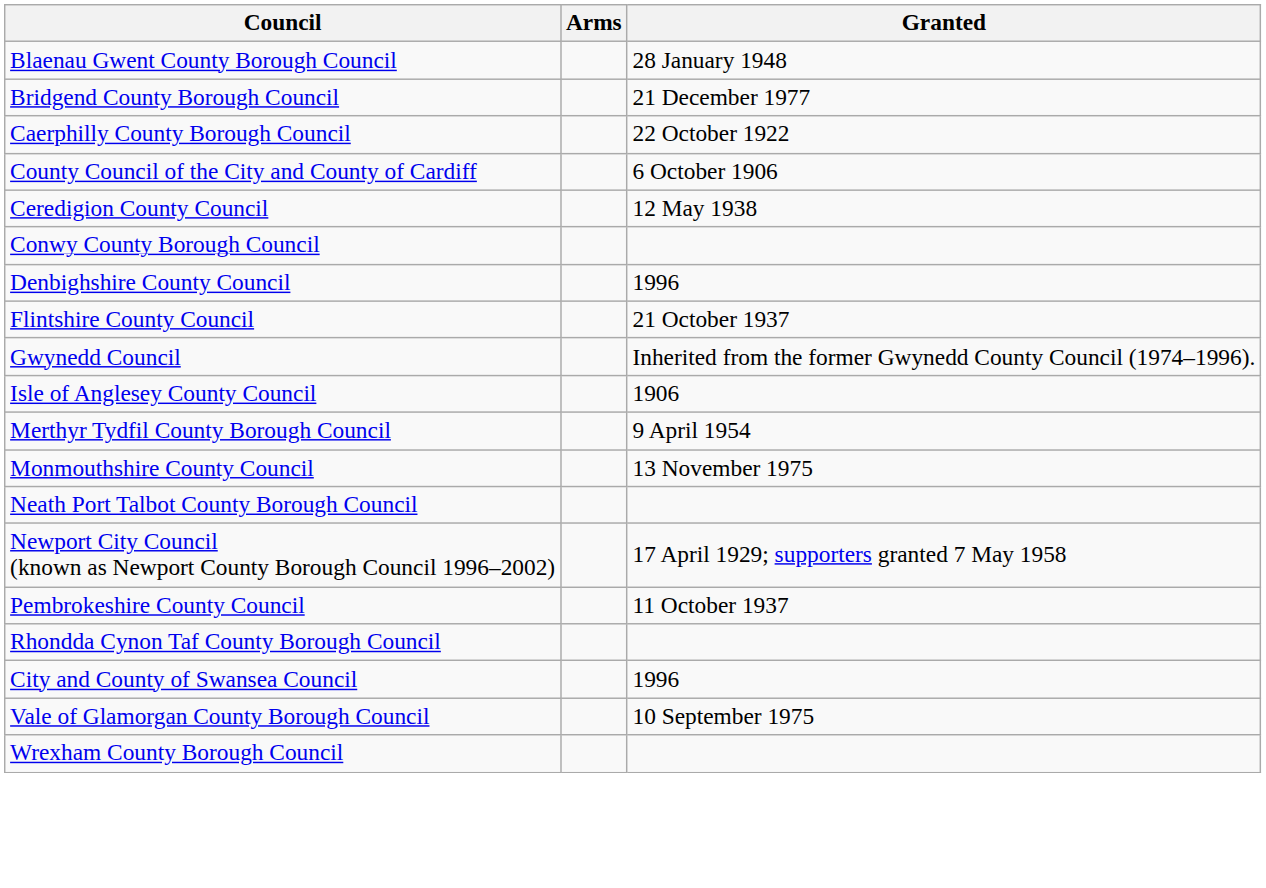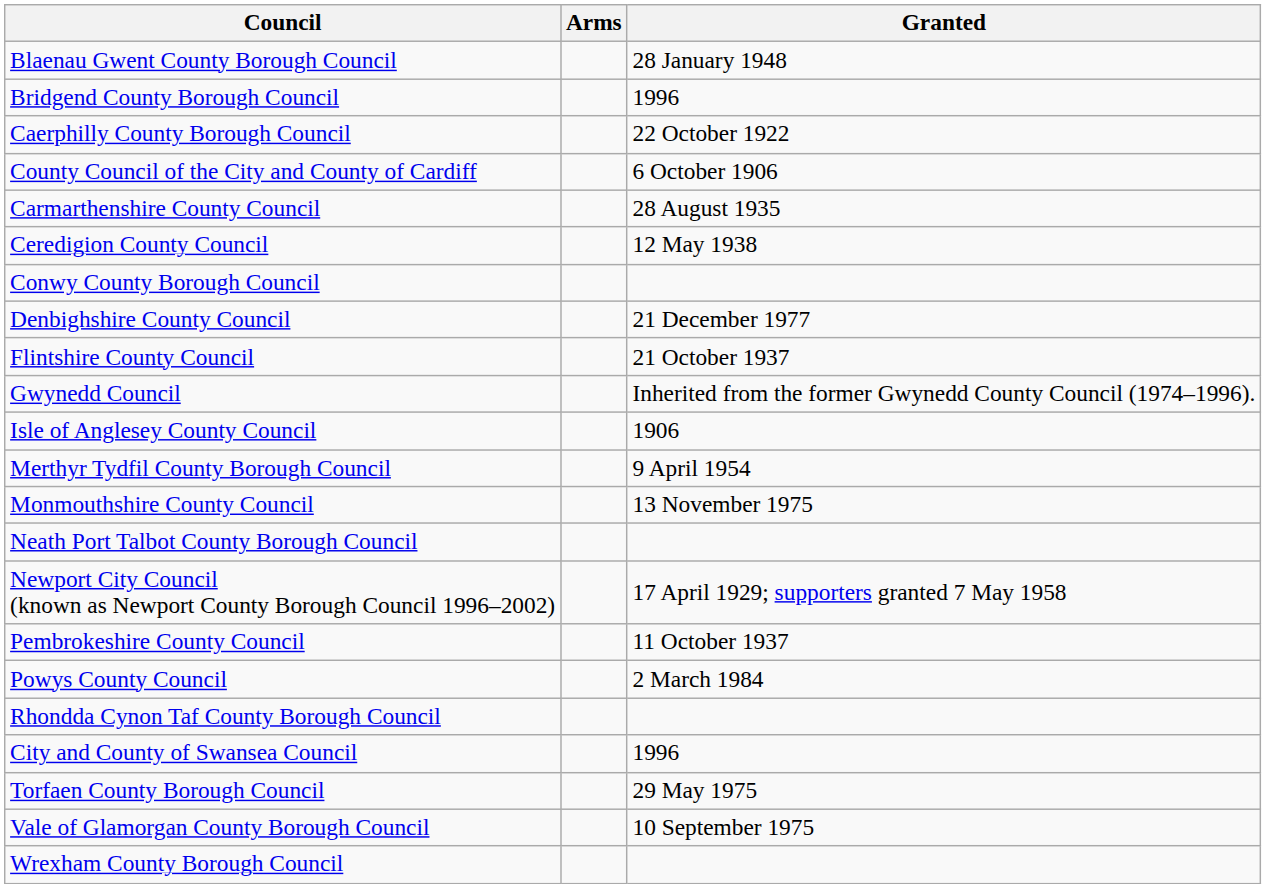(721, 97) 21 December 1977 -> (656, 97) 1996
+ row: (165, 208)
(656, 282) 1996 -> (721, 319) 21 December 1977
+ row: (118, 679)
+ row: (167, 790)
